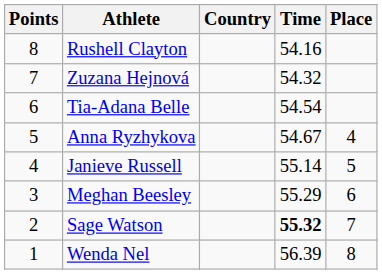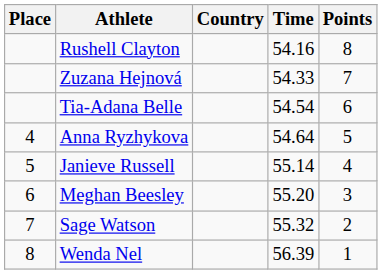columns swapped: (351, 19) <-> (34, 19)
(301, 78) 54.32 -> (293, 78) 54.33
(301, 136) 54.67 -> (293, 136) 54.64
(301, 195) 55.29 -> (293, 195) 55.20
(301, 225) bold -> (293, 225) normal
